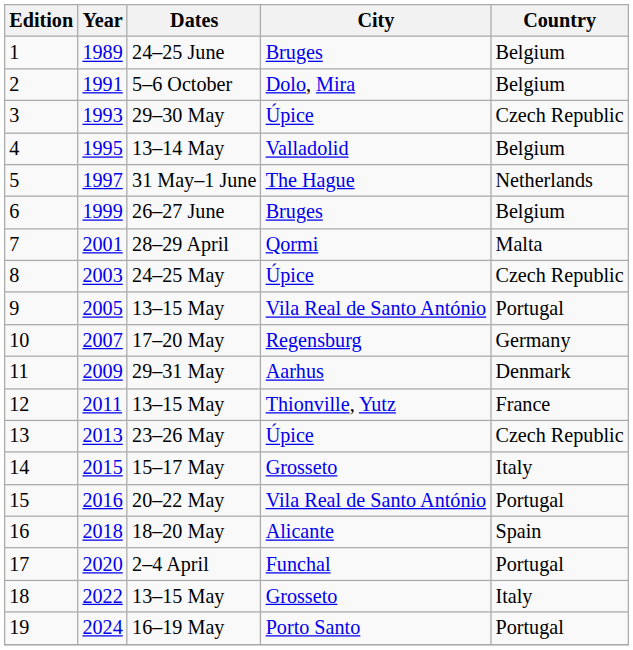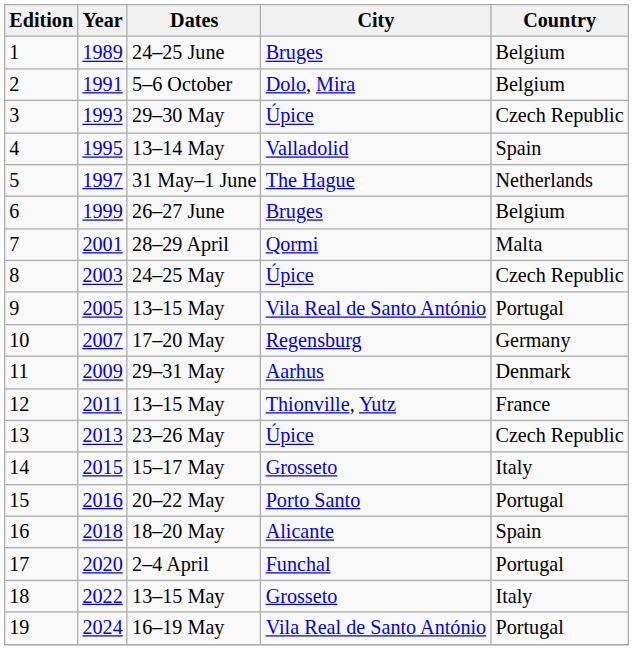(530, 148) Belgium -> (518, 148) Spain
(376, 500) Vila Real de Santo António -> (313, 500) Porto Santo
(313, 627) Porto Santo -> (376, 627) Vila Real de Santo António
